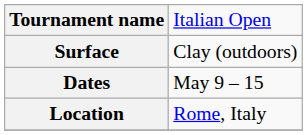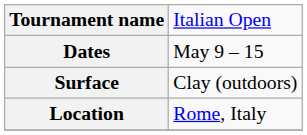rows swapped: (87, 82) <-> (87, 51)
